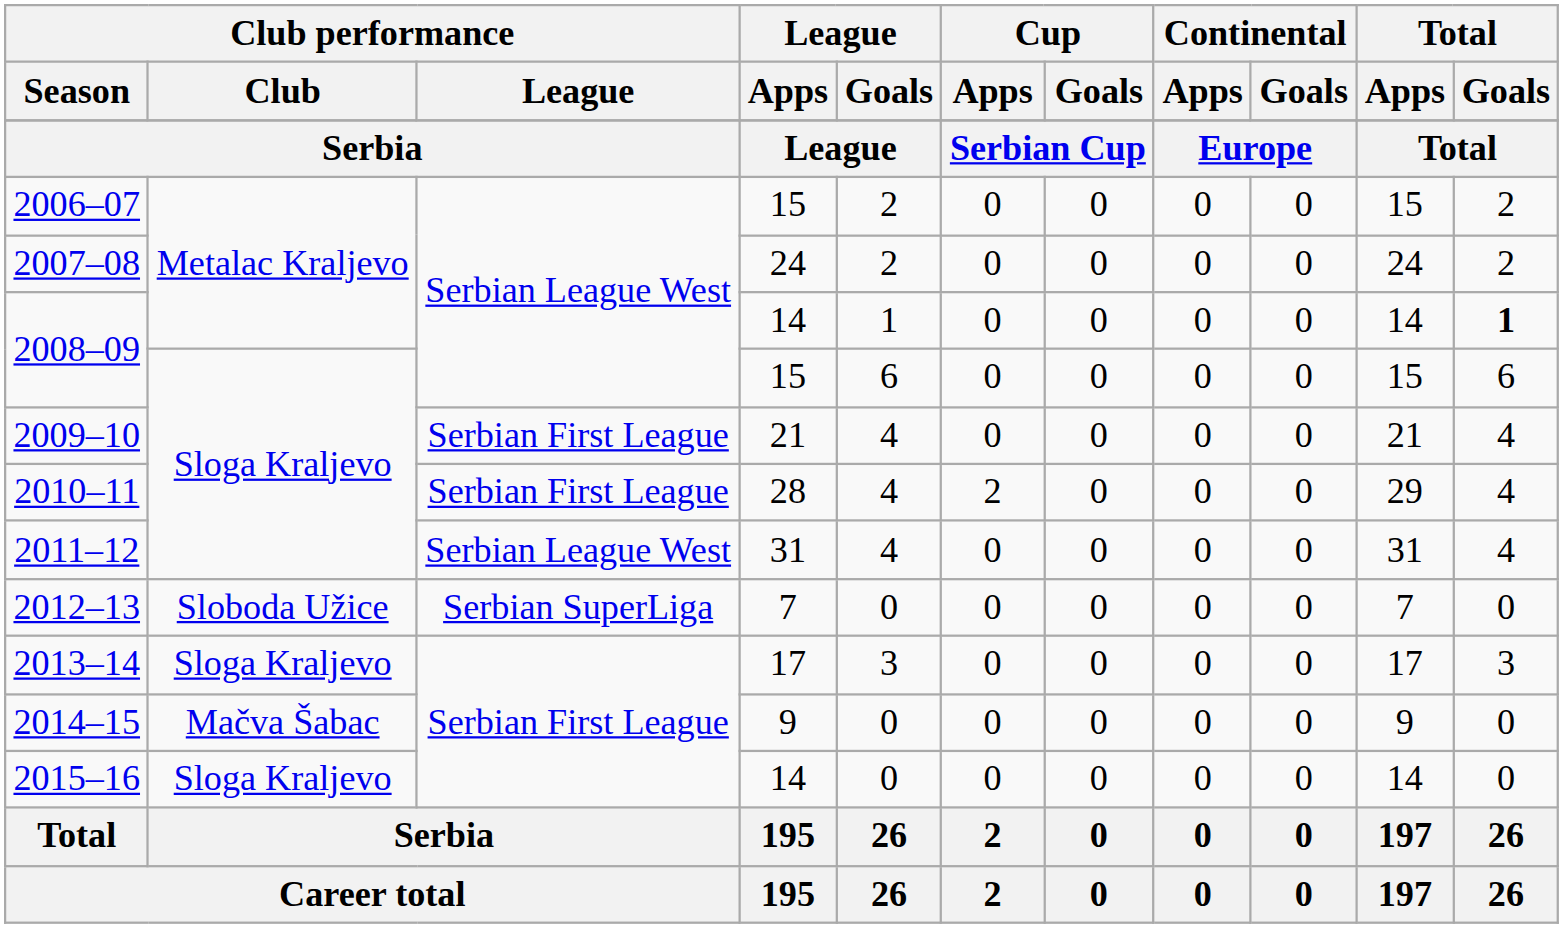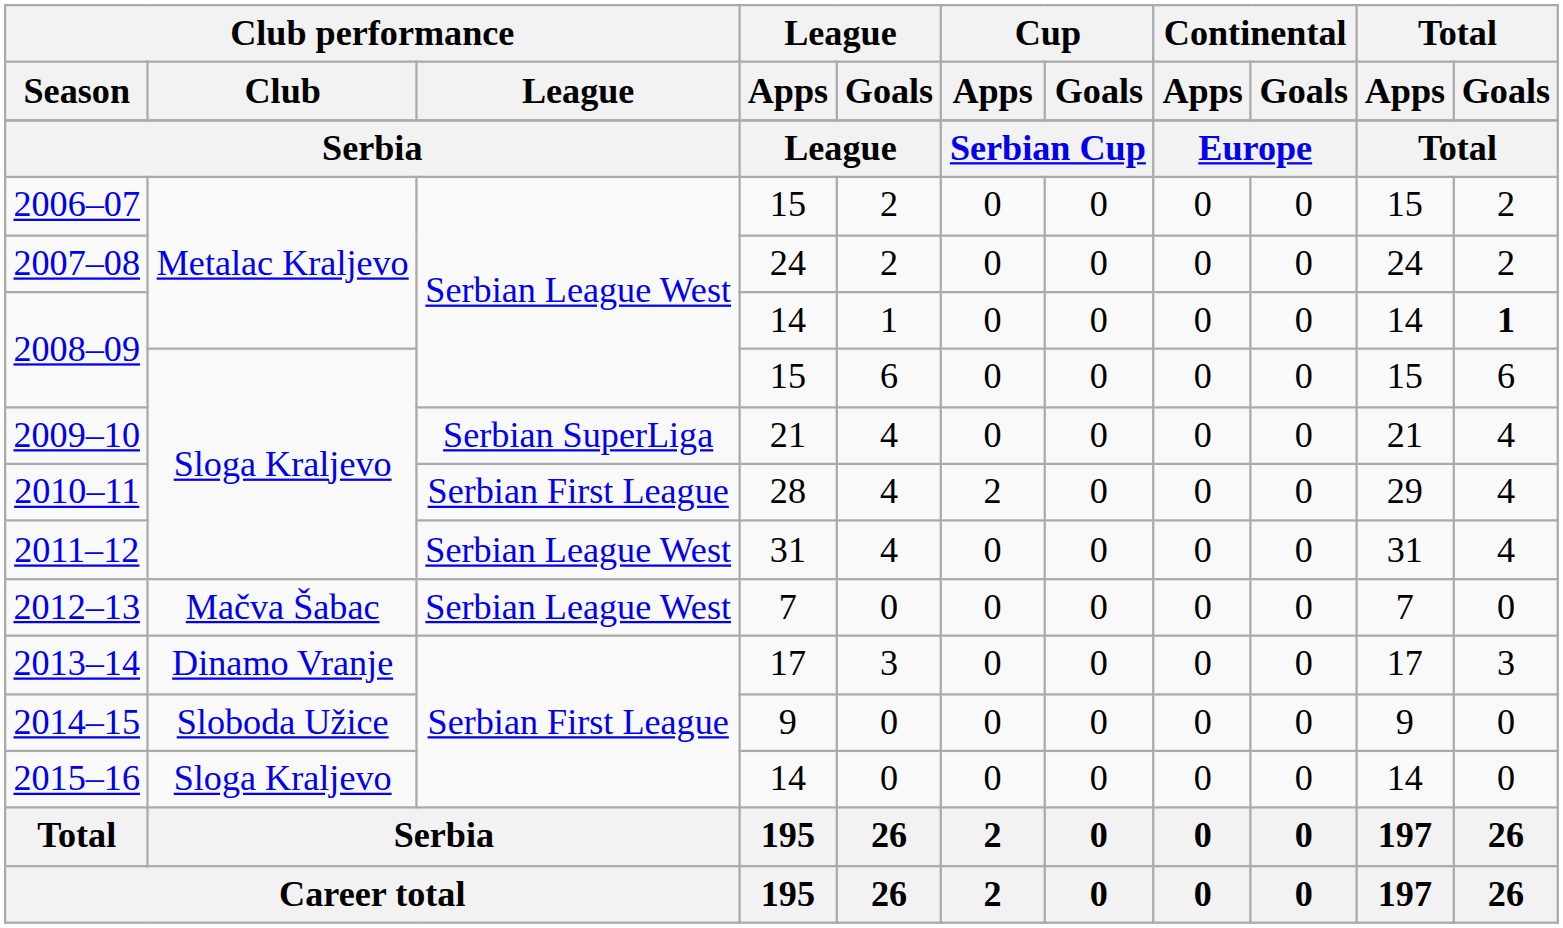(578, 434) Serbian First League -> (578, 434) Serbian SuperLiga
(283, 606) Sloboda Užice -> (283, 606) Mačva Šabac
(578, 606) Serbian SuperLiga -> (578, 606) Serbian League West
(283, 663) Sloga Kraljevo -> (283, 663) Dinamo Vranje
(283, 721) Mačva Šabac -> (283, 721) Sloboda Užice
